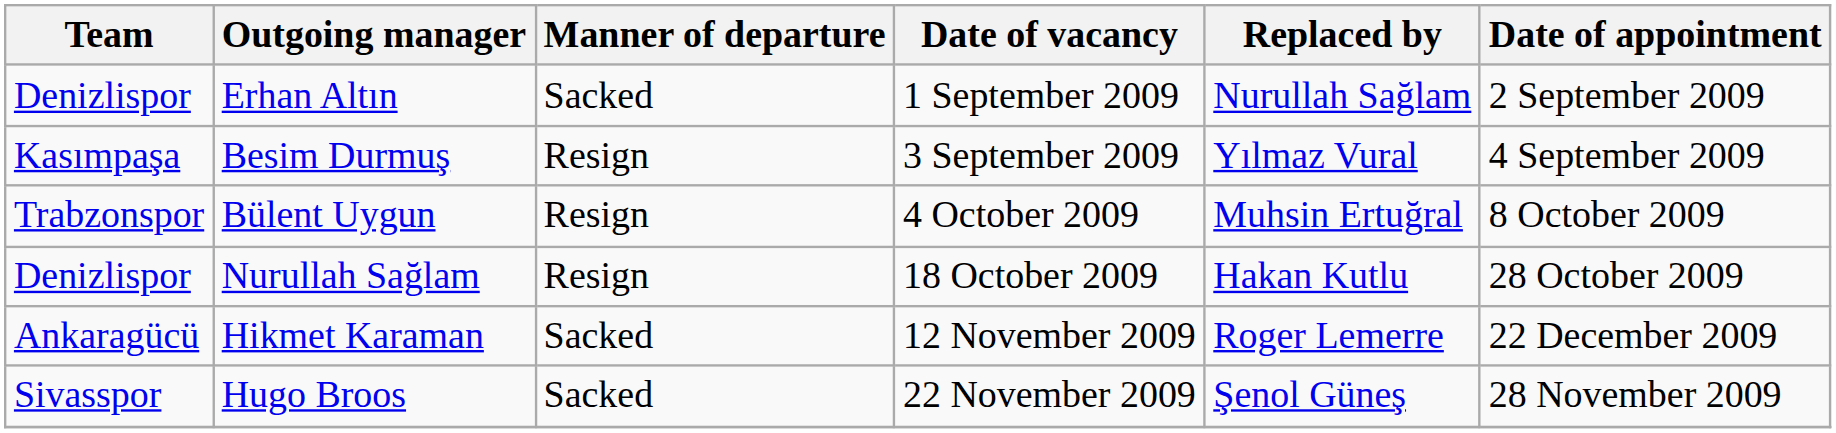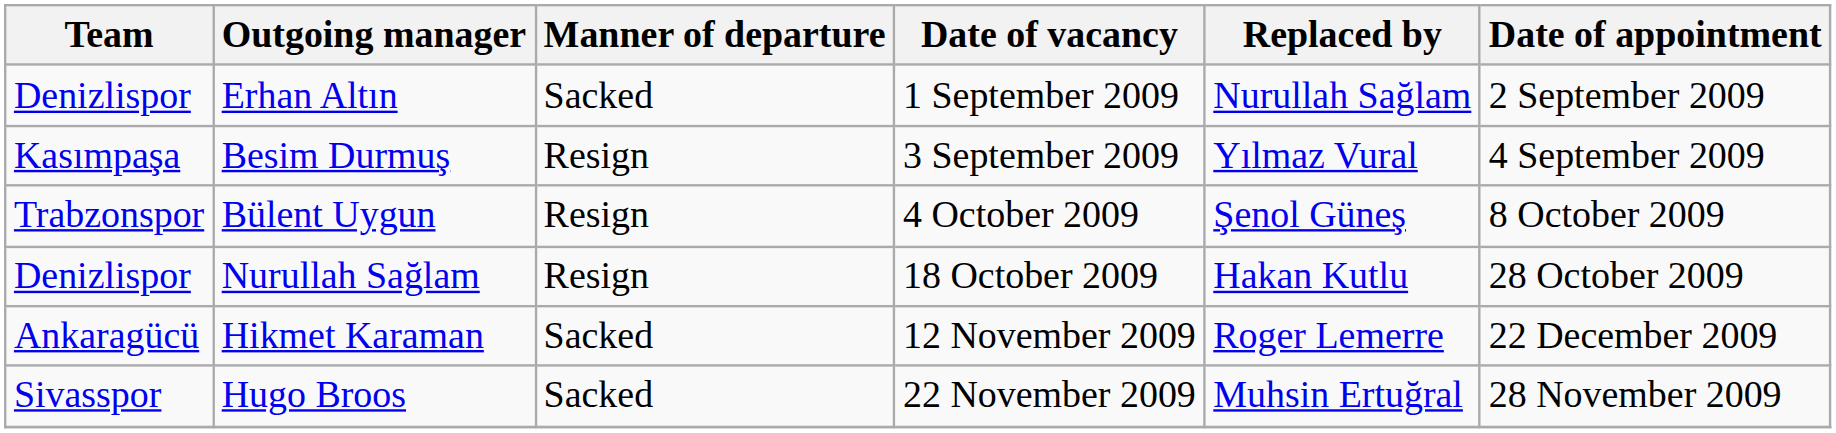(1338, 214) Muhsin Ertuğral -> (1310, 214) Şenol Güneş
(1310, 395) Şenol Güneş -> (1338, 395) Muhsin Ertuğral
